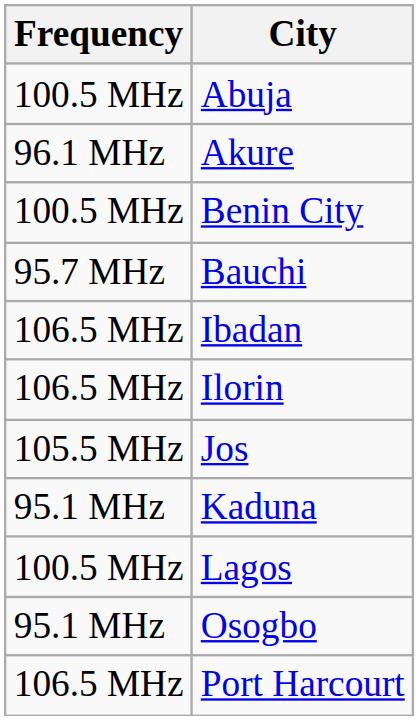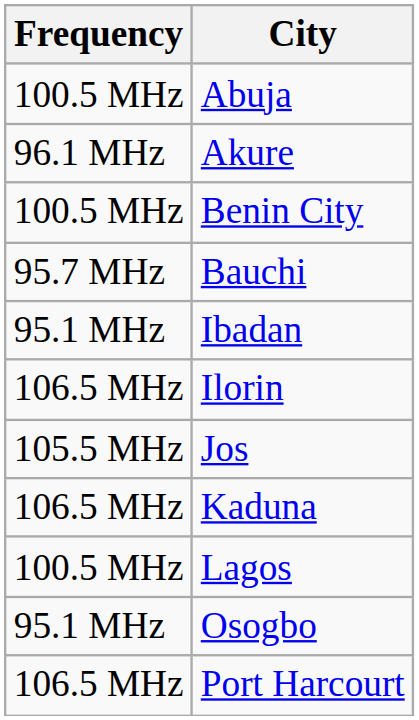(99, 329) 106.5 MHz -> (89, 329) 95.1 MHz
(89, 507) 95.1 MHz -> (99, 507) 106.5 MHz
